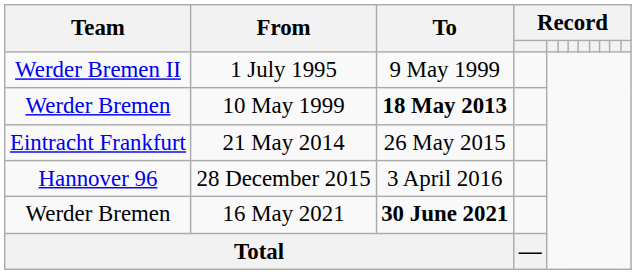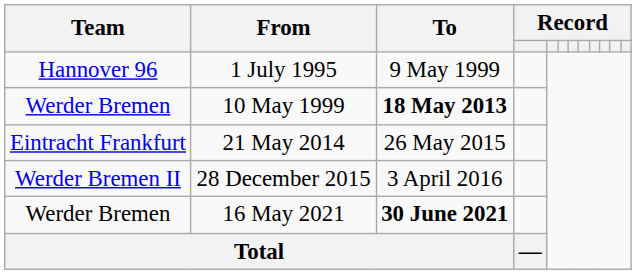(98, 69) Werder Bremen II -> (98, 69) Hannover 96
(98, 178) Hannover 96 -> (98, 178) Werder Bremen II
